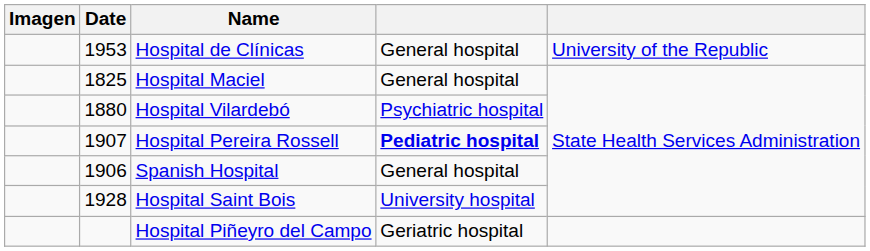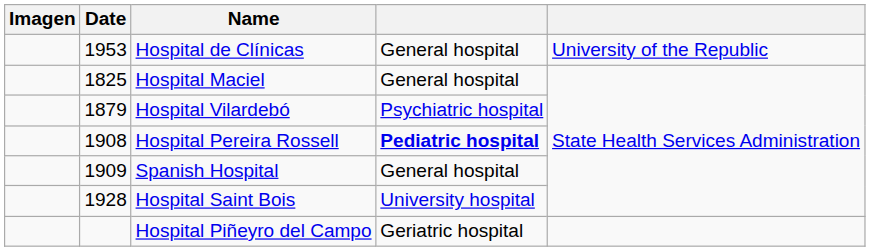(106, 110) 1880 -> (106, 110) 1879
(106, 140) 1907 -> (106, 140) 1908
(106, 170) 1906 -> (106, 170) 1909
